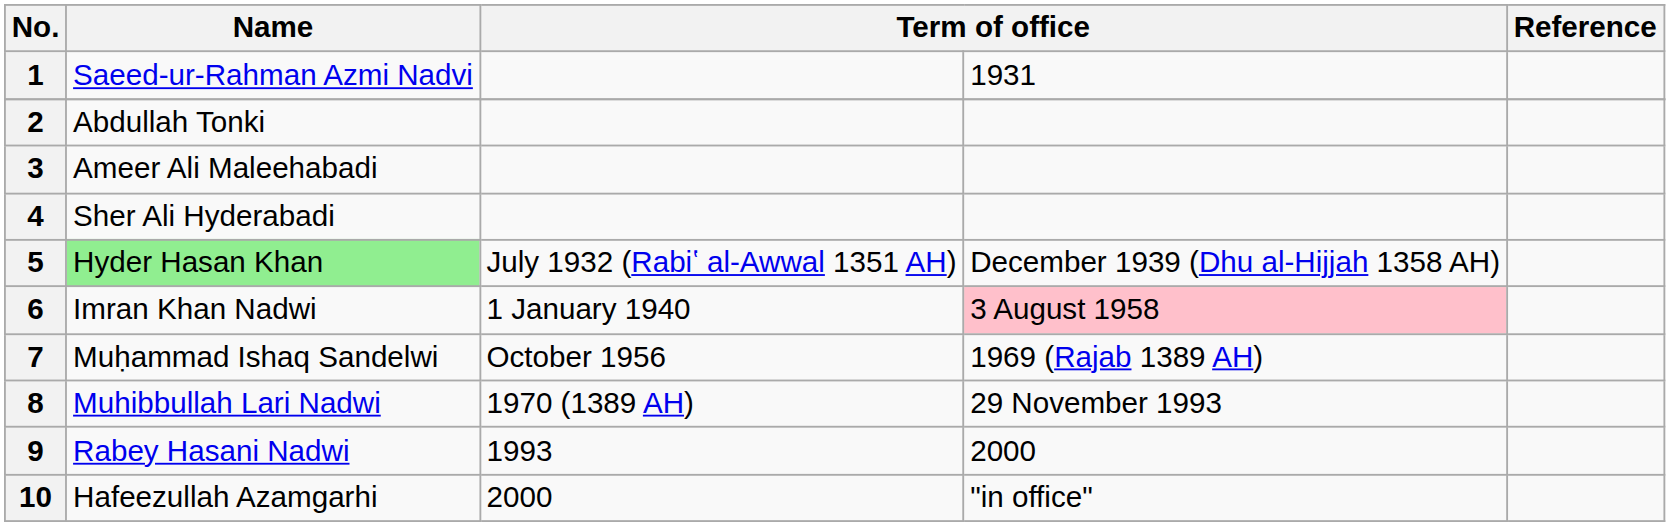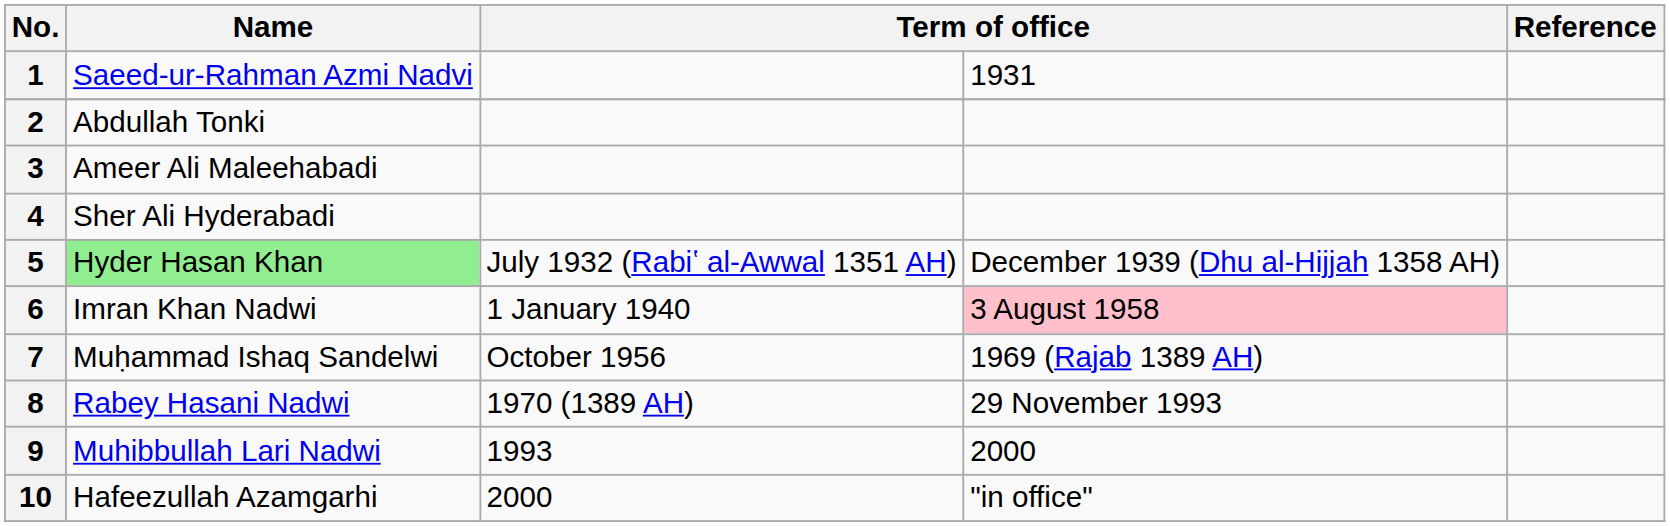(227, 403) Muhibbullah Lari Nadwi -> (211, 403) Rabey Hasani Nadwi
(211, 450) Rabey Hasani Nadwi -> (227, 450) Muhibbullah Lari Nadwi
